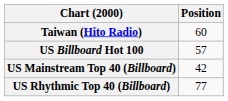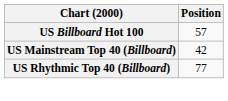- row: (91, 31)
